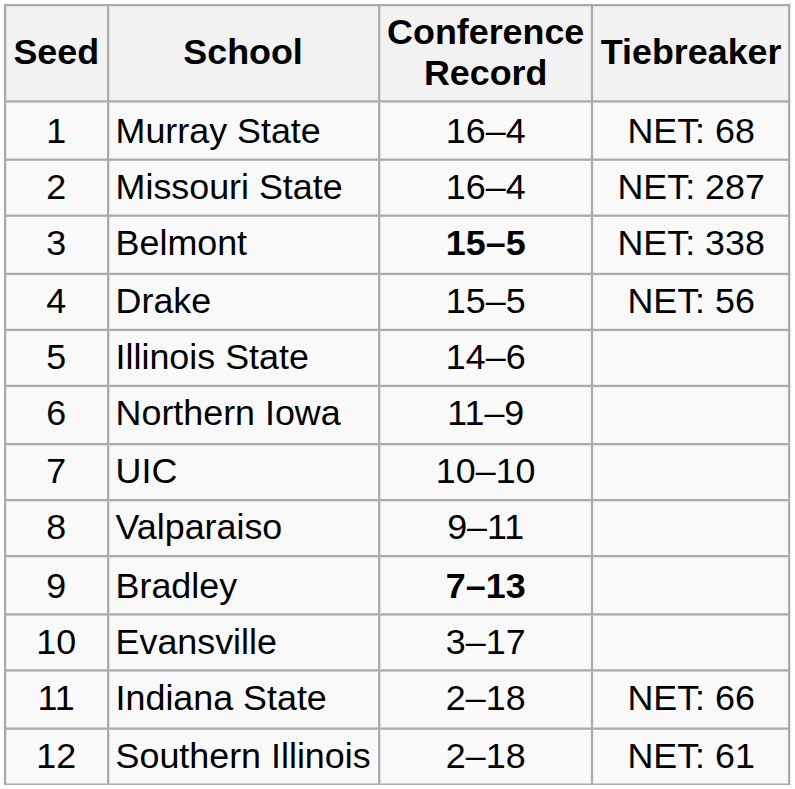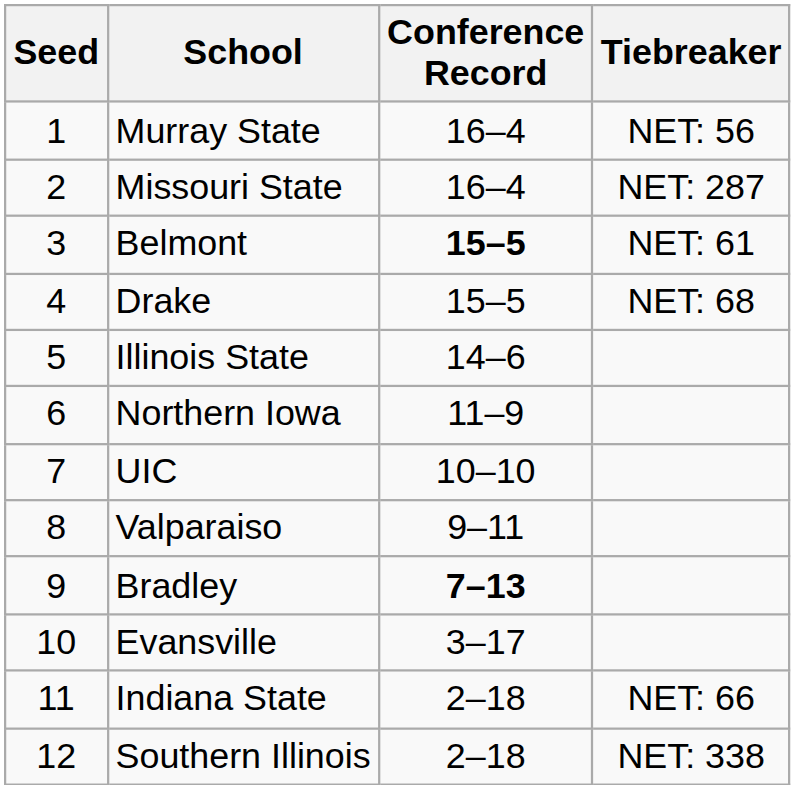(691, 130) NET: 68 -> (691, 130) NET: 56
(691, 243) NET: 338 -> (691, 243) NET: 61
(691, 300) NET: 56 -> (691, 300) NET: 68
(691, 755) NET: 61 -> (691, 755) NET: 338
